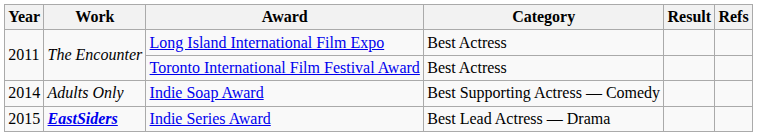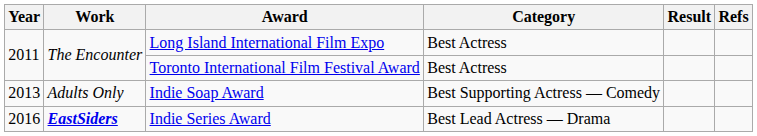(24, 93) 2014 -> (24, 93) 2013
(24, 118) 2015 -> (24, 118) 2016
